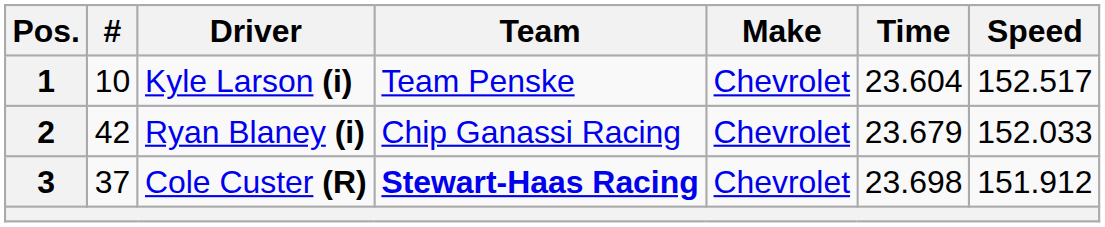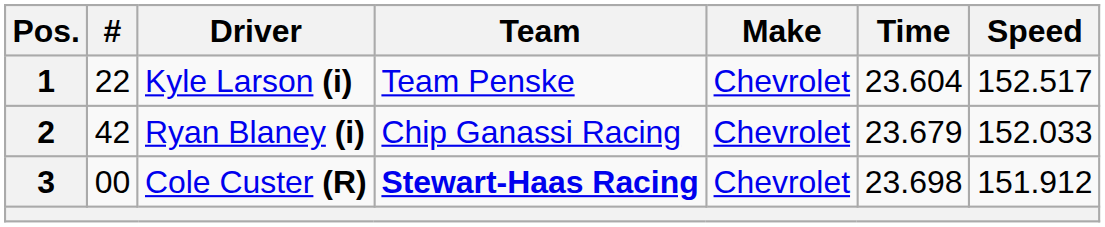(112, 81) 10 -> (112, 81) 22
(112, 182) 37 -> (112, 182) 00
